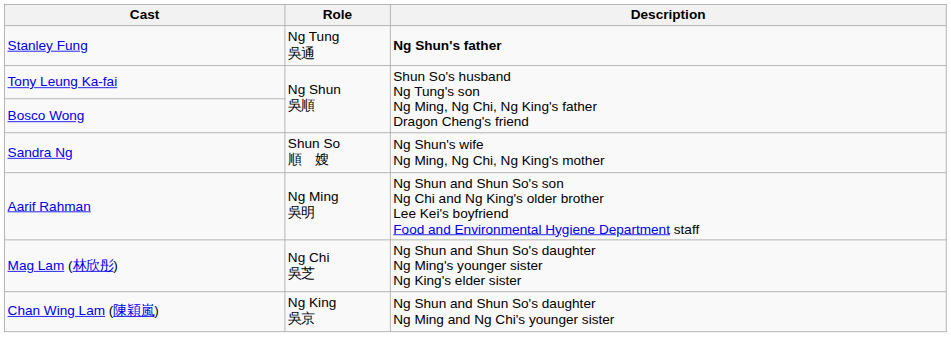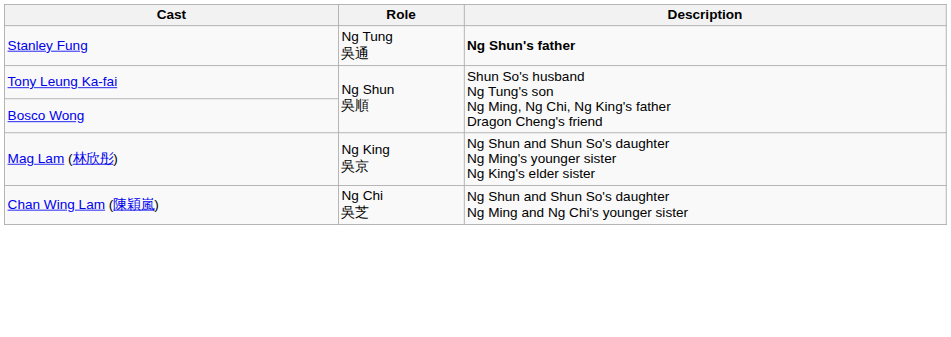- row: (40, 152)
- row: (49, 206)
(309, 265) Ng Chi 吳芝 -> (366, 158) Ng King 吳京
(312, 310) Ng King 吳京 -> (362, 203) Ng Chi 吳芝
